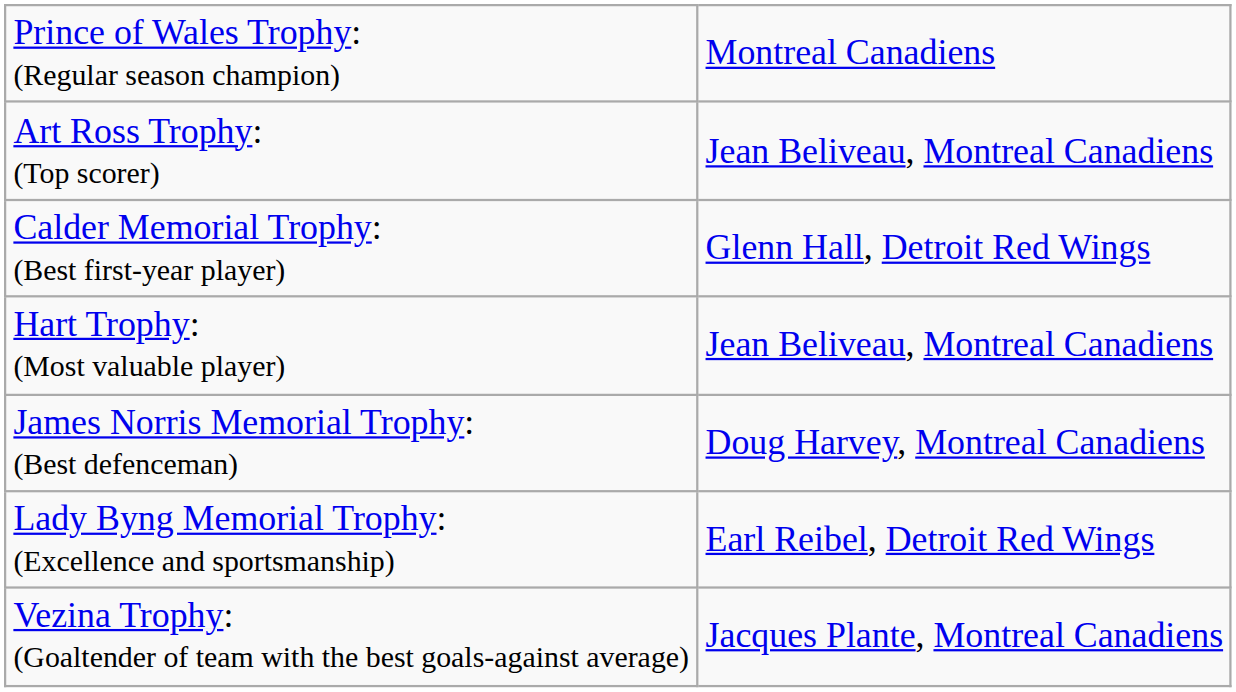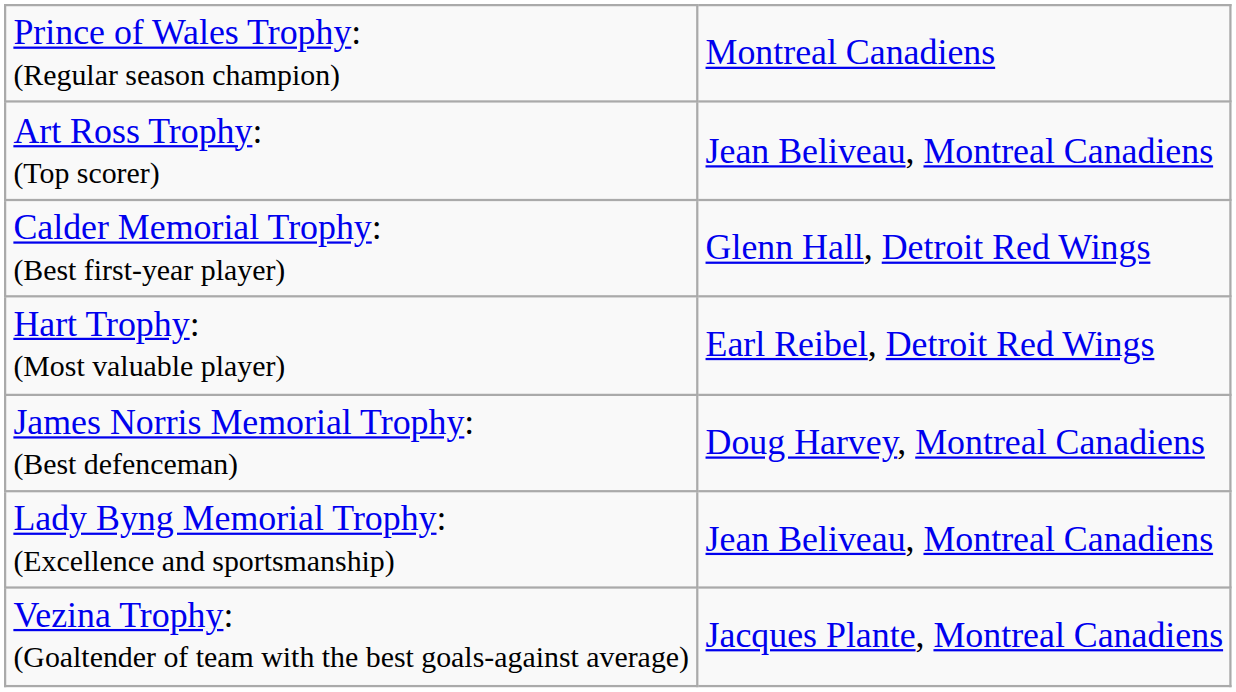(959, 344) Jean Beliveau, Montreal Canadiens -> (930, 344) Earl Reibel, Detroit Red Wings
(930, 538) Earl Reibel, Detroit Red Wings -> (959, 538) Jean Beliveau, Montreal Canadiens
